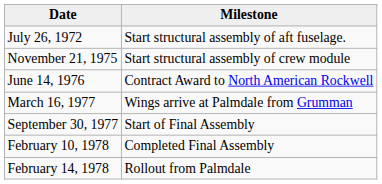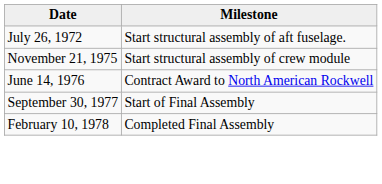- row: (51, 102)
- row: (58, 168)
